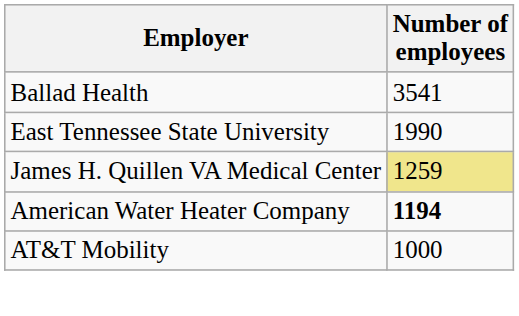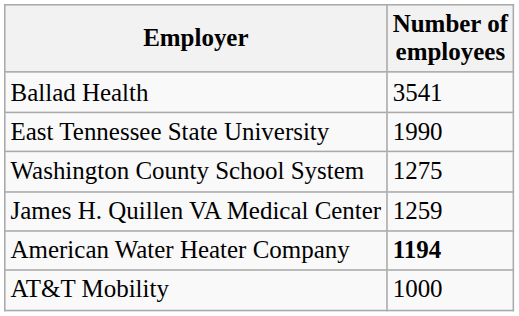+ row: (187, 171)
(418, 171) khaki background -> (418, 210) no background
